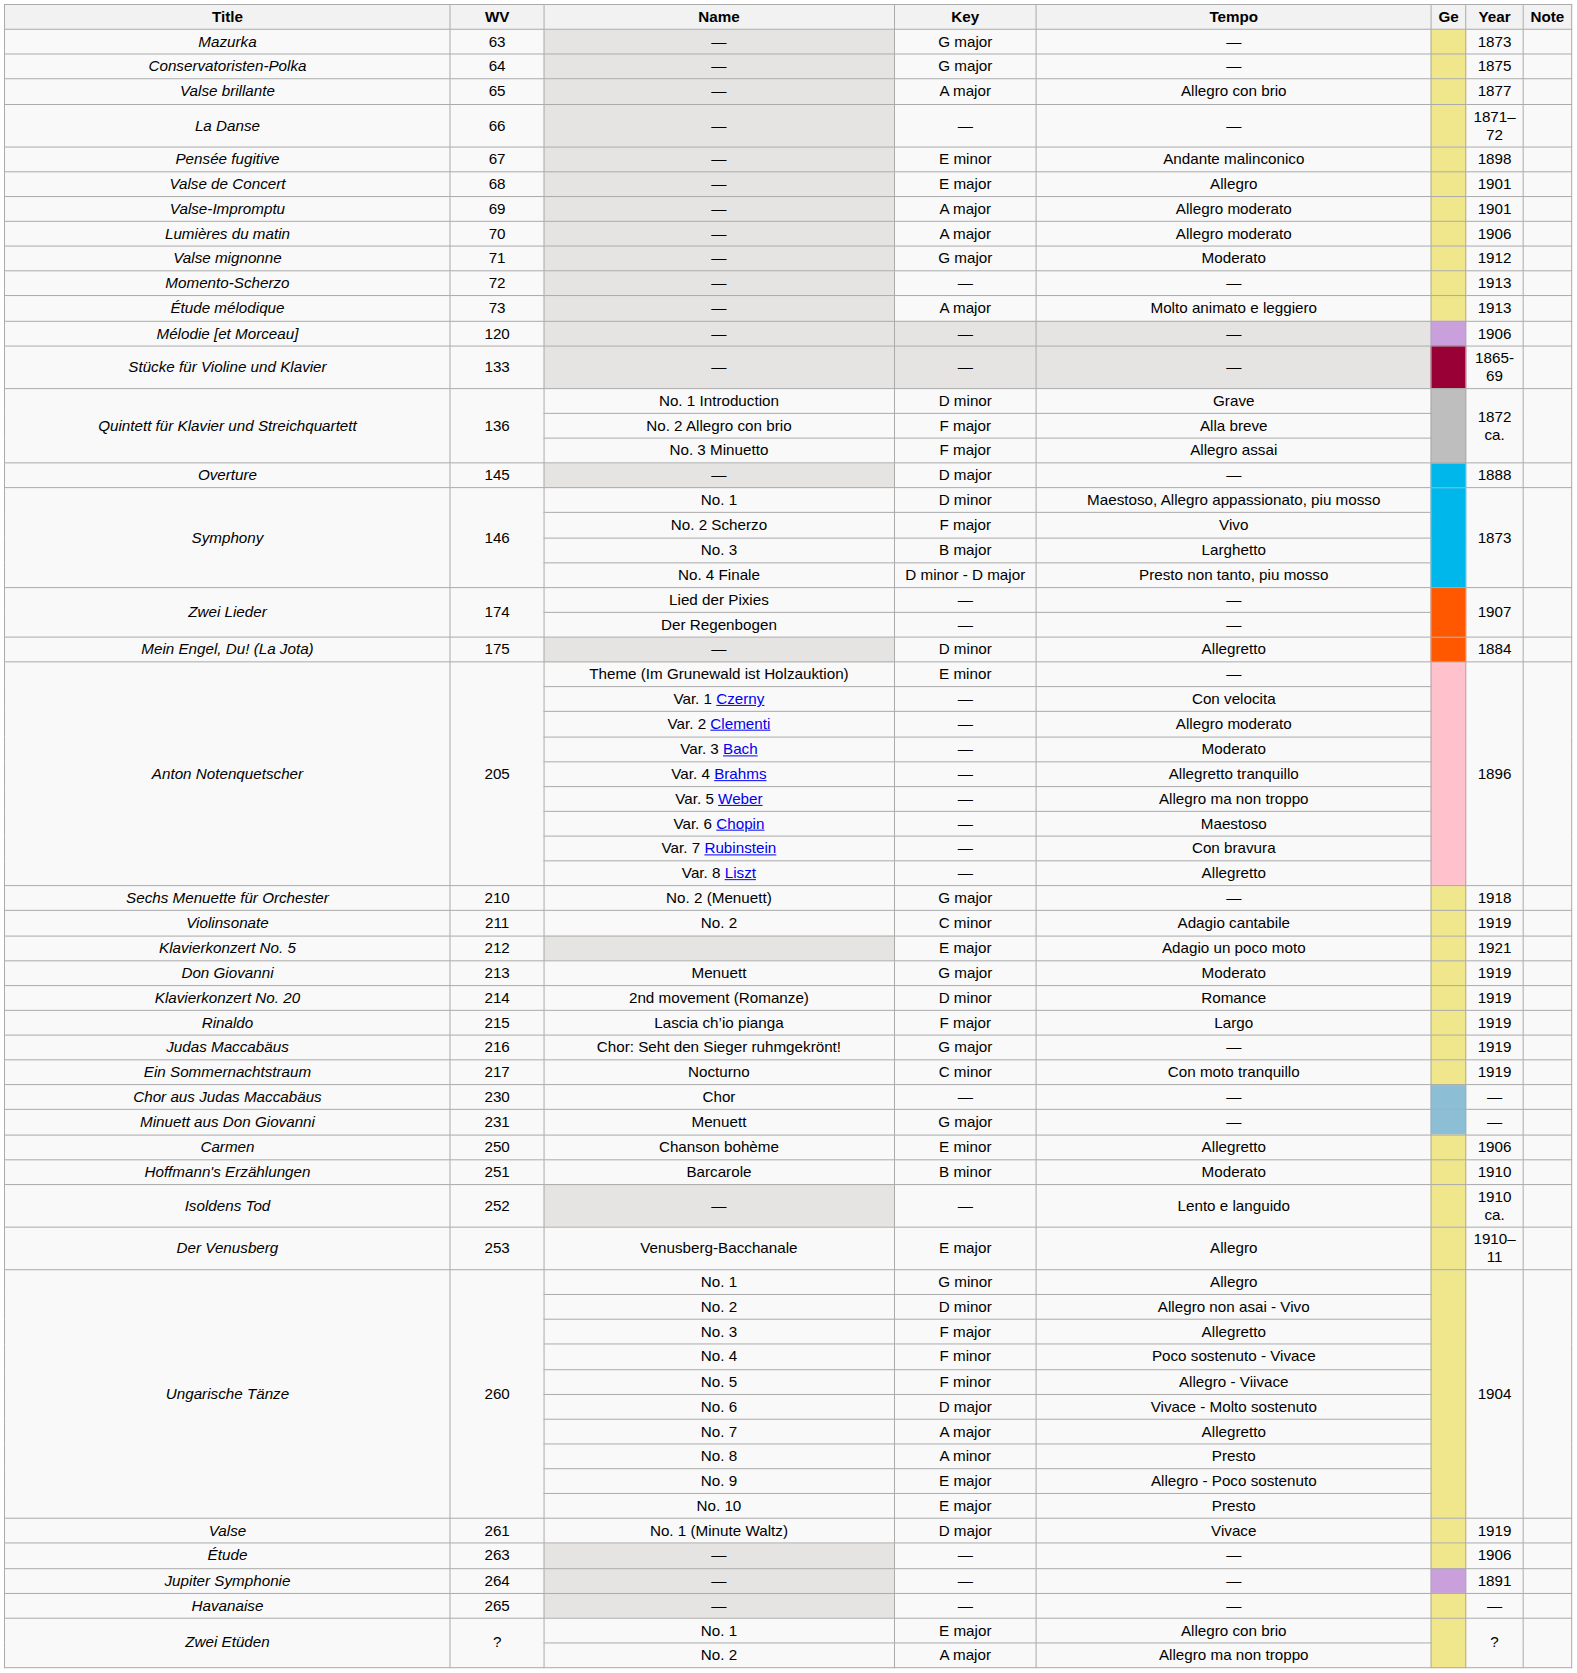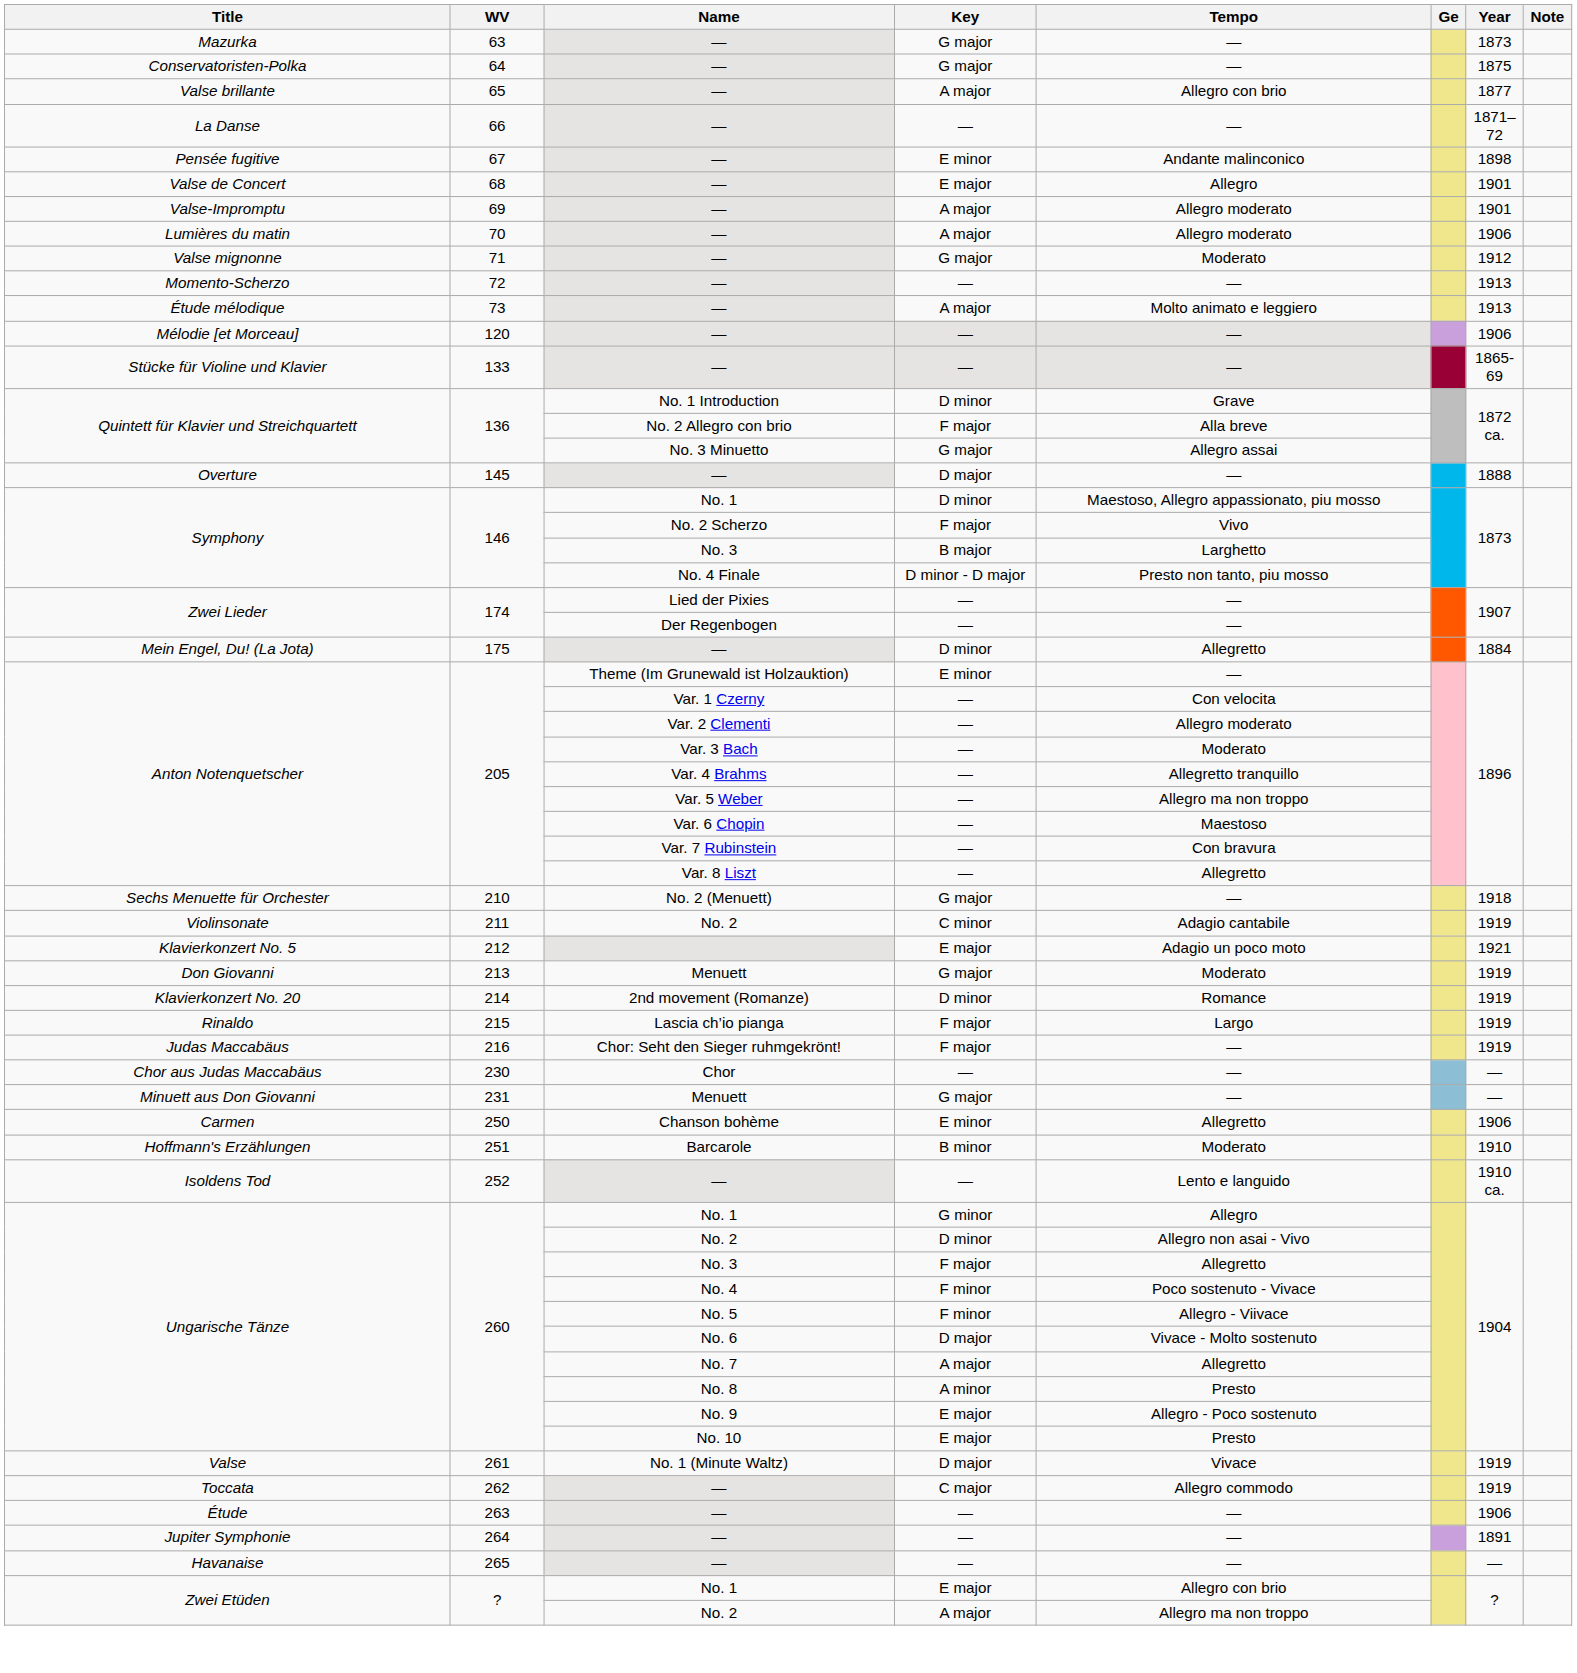(965, 450) F major -> (965, 450) G major
(965, 1047) G major -> (965, 1047) F major
- row: (227, 1072)
- row: (227, 1248)
+ row: (227, 1488)
